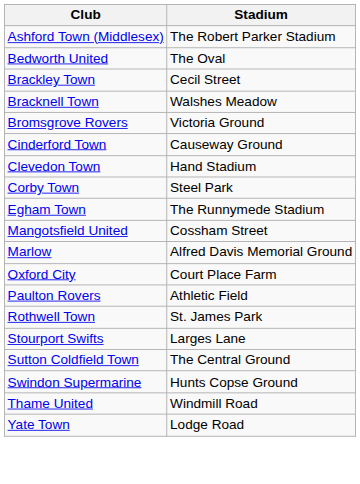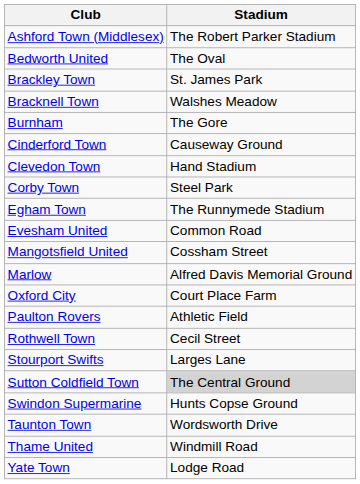(205, 79) Cecil Street -> (216, 79) St. James Park
- row: (68, 123)
+ row: (35, 123)
+ row: (57, 230)
(216, 317) St. James Park -> (205, 338) Cecil Street
(230, 360) no background -> (230, 381) lightgrey background
+ row: (49, 425)
